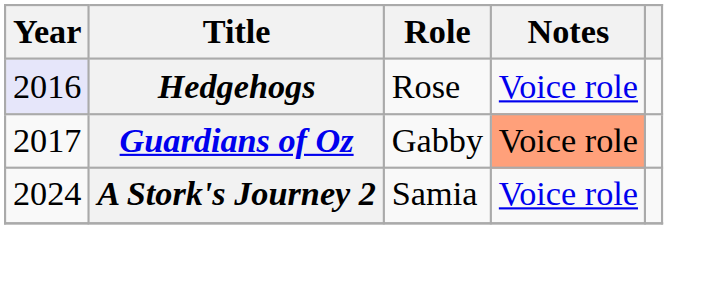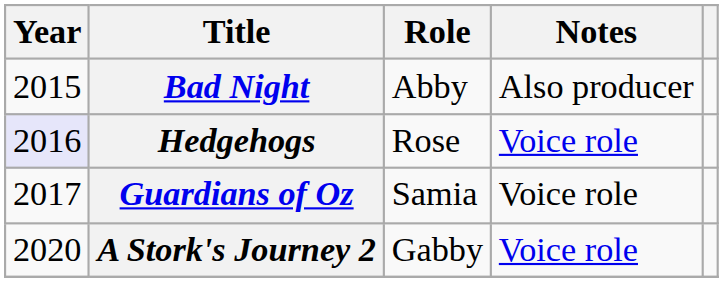+ row: (237, 85)
(437, 140) Gabby -> (435, 194) Samia
(568, 140) lightsalmon background -> (568, 194) no background
(47, 194) 2024 -> (47, 248) 2020
(435, 194) Samia -> (437, 248) Gabby
